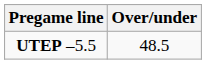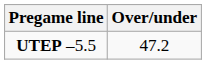(154, 45) 48.5 -> (154, 45) 47.2
